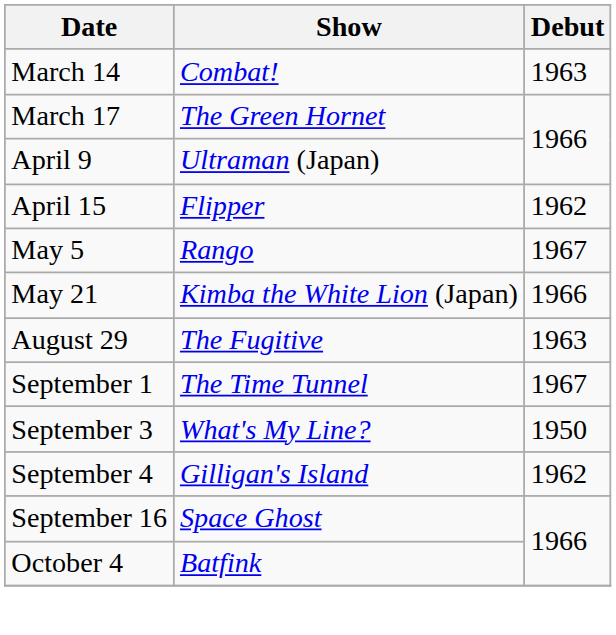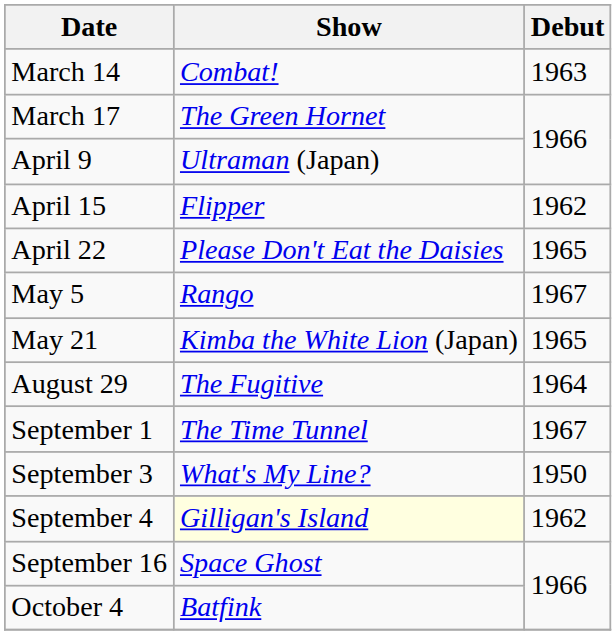+ row: (59, 250)
(559, 294) 1966 -> (559, 339) 1965
(559, 339) 1963 -> (559, 384) 1964
(274, 473) no background -> (274, 518) lightyellow background
